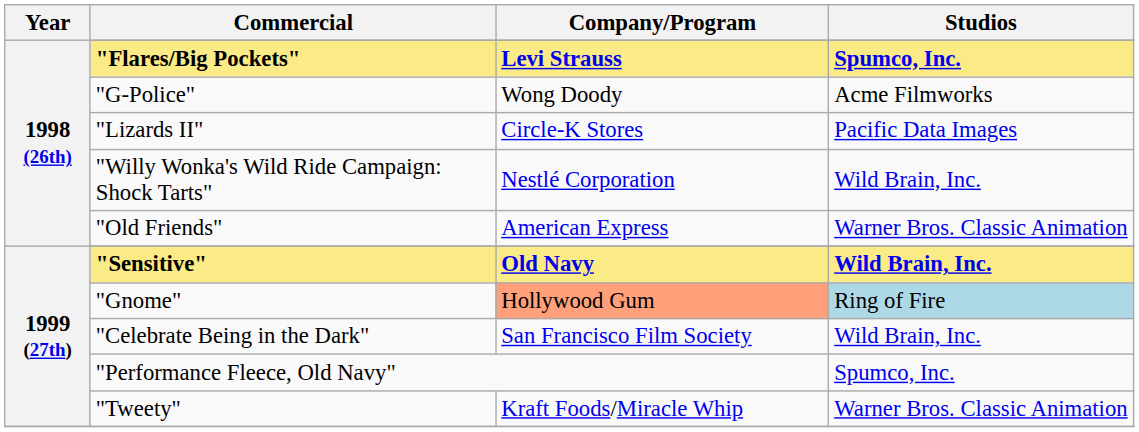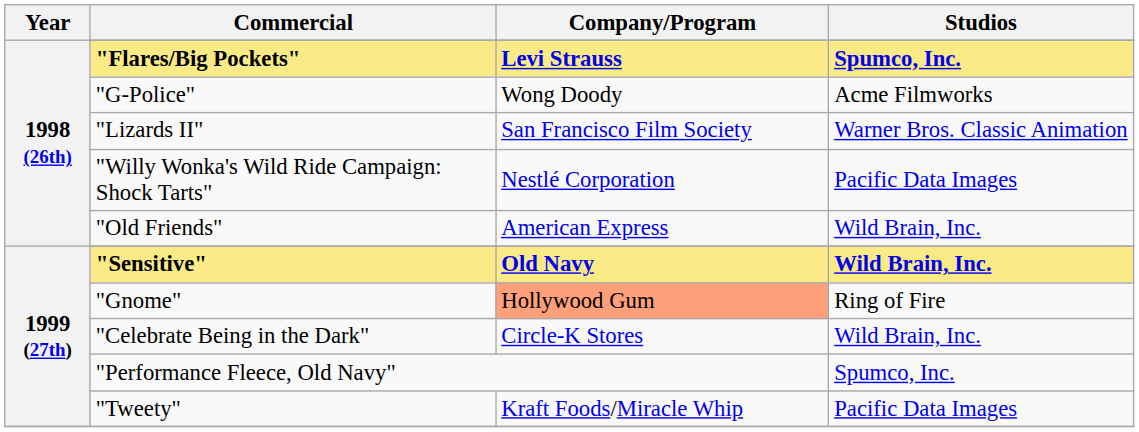(572, 130) Circle-K Stores -> (626, 130) San Francisco Film Society
(926, 130) Pacific Data Images -> (981, 130) Warner Bros. Classic Animation
(908, 179) Wild Brain, Inc. -> (926, 179) Pacific Data Images
(981, 228) Warner Bros. Classic Animation -> (908, 228) Wild Brain, Inc.
(890, 300) lightblue background -> (890, 300) no background
(626, 336) San Francisco Film Society -> (572, 336) Circle-K Stores
(981, 408) Warner Bros. Classic Animation -> (926, 408) Pacific Data Images
